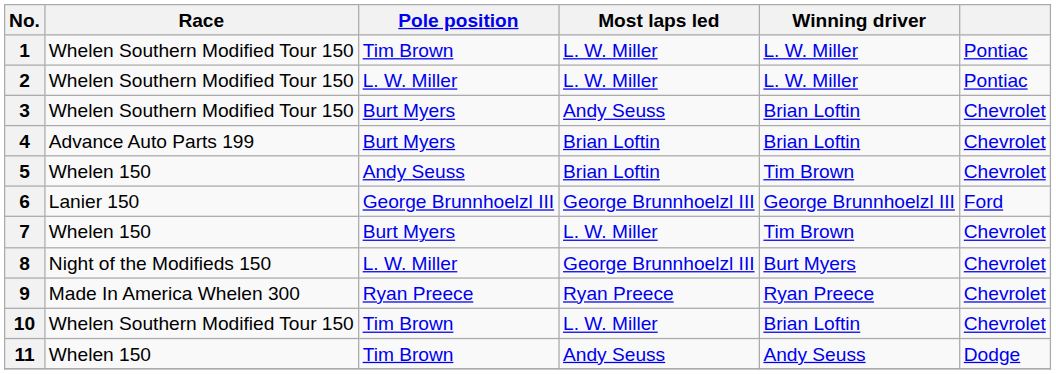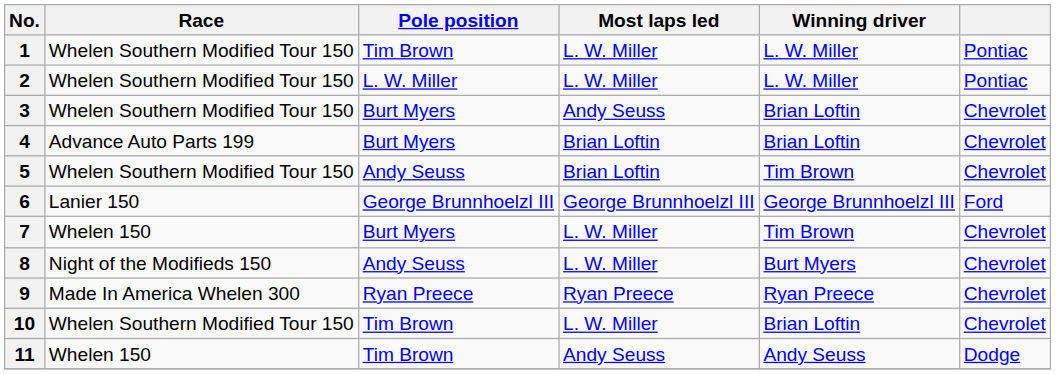(100, 172) Whelen 150 -> (201, 172) Whelen Southern Modified Tour 150
(410, 263) L. W. Miller -> (414, 263) Andy Seuss
(659, 263) George Brunnhoelzl III -> (610, 263) L. W. Miller
